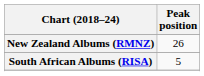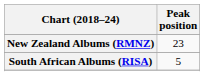(178, 43) 26 -> (178, 43) 23
